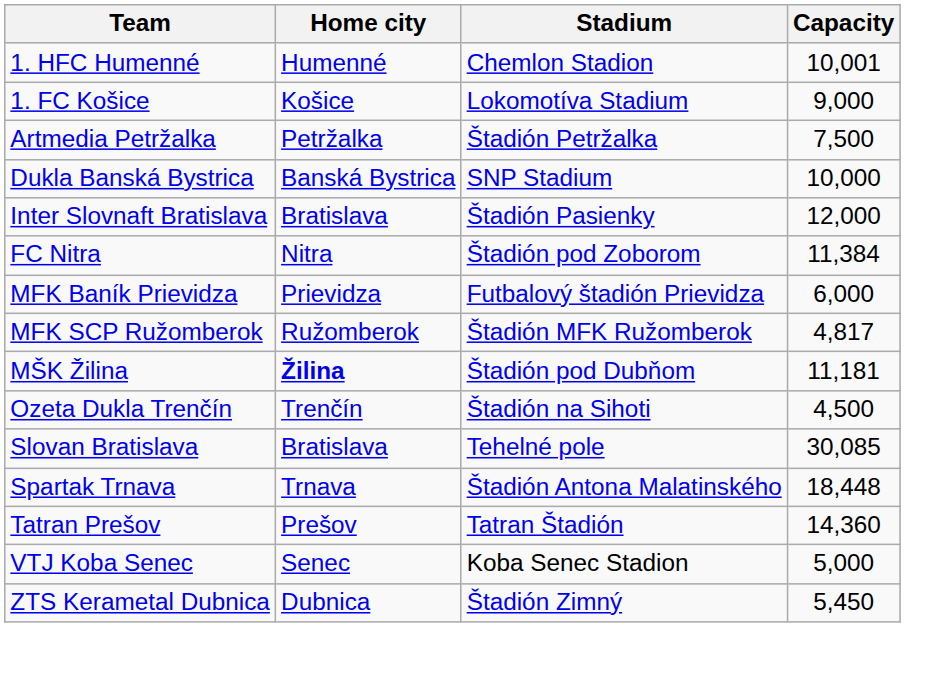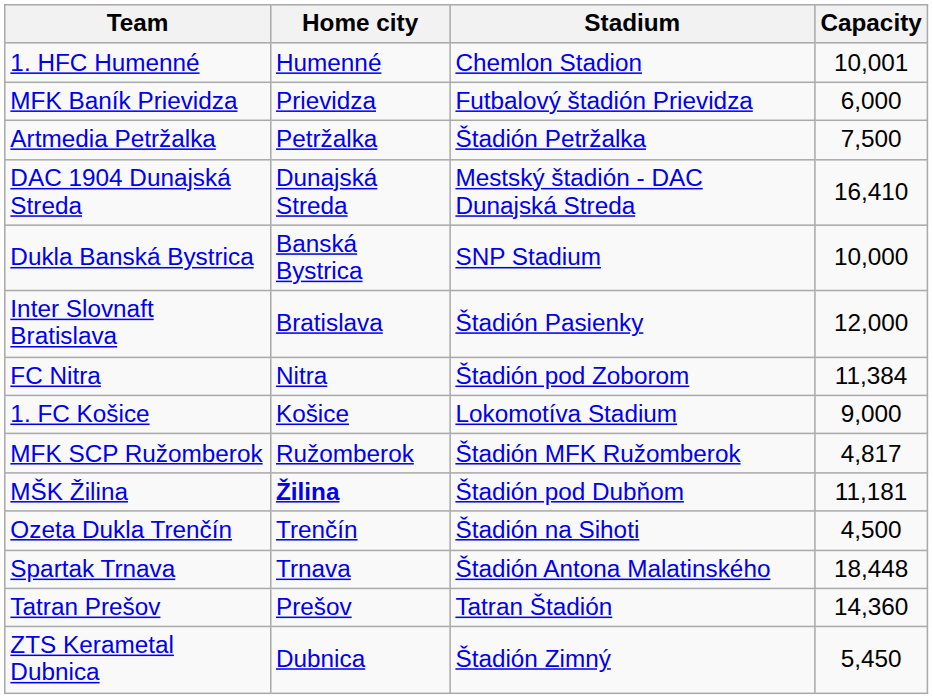rows swapped: (80, 100) <-> (124, 293)
+ row: (121, 191)
- row: (104, 448)
- row: (102, 563)
